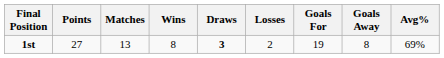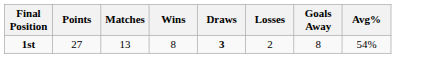- column: (318, 20)
(415, 44) 69% -> (366, 44) 54%
